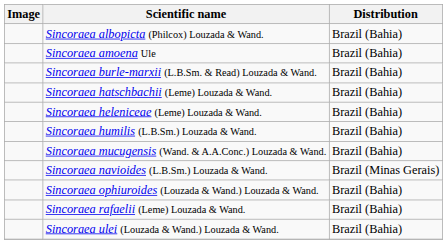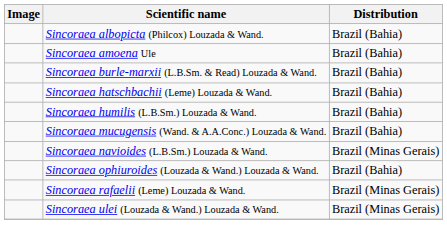- row: (154, 111)
(367, 209) Brazil (Bahia) -> (386, 190) Brazil (Minas Gerais)
(367, 229) Brazil (Bahia) -> (386, 209) Brazil (Minas Gerais)
